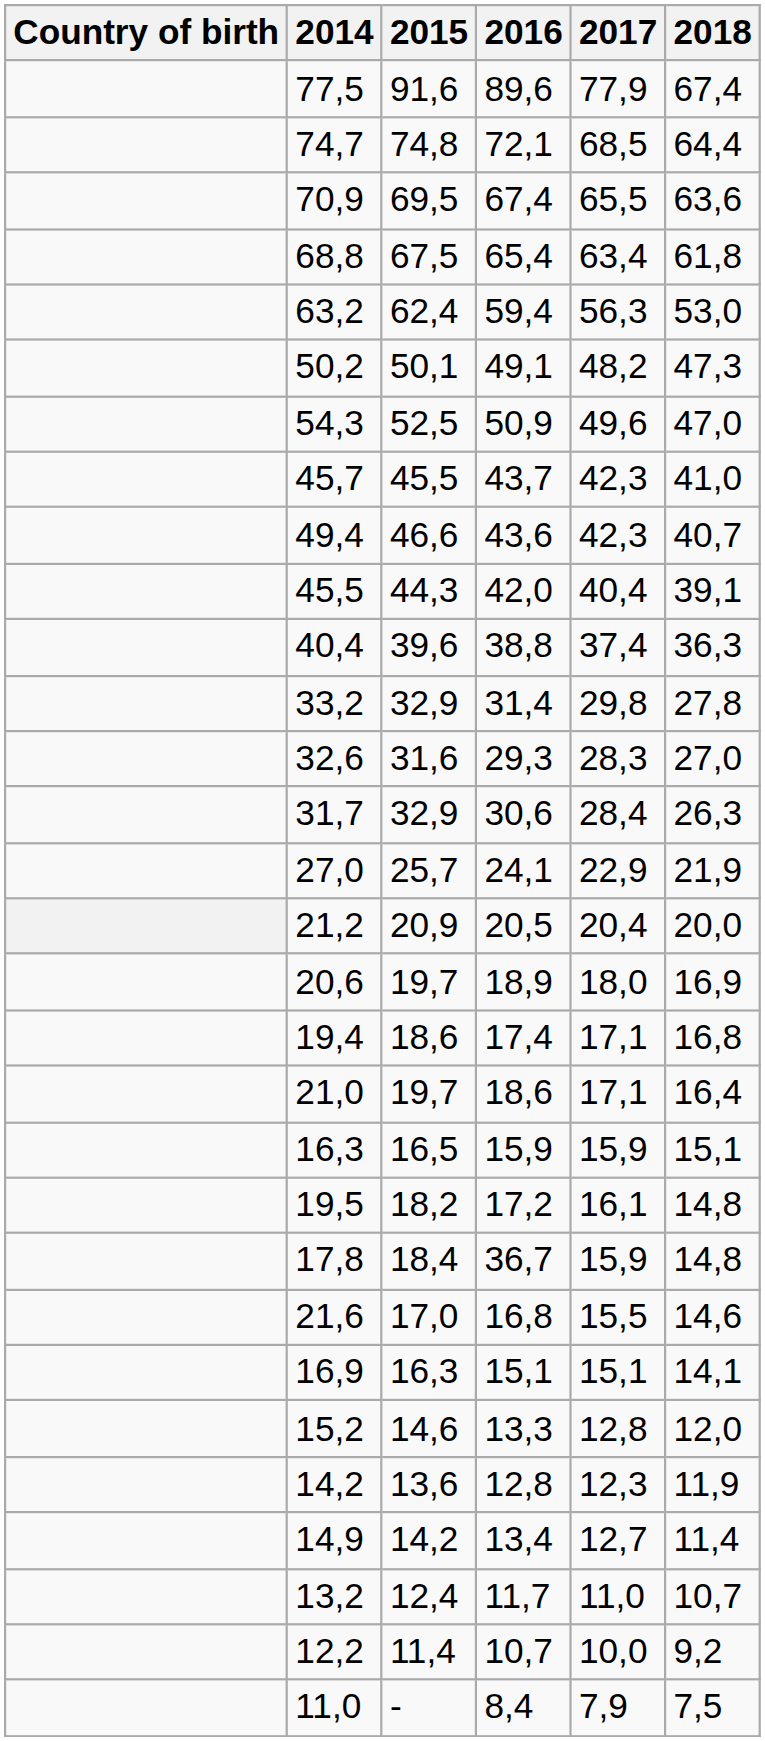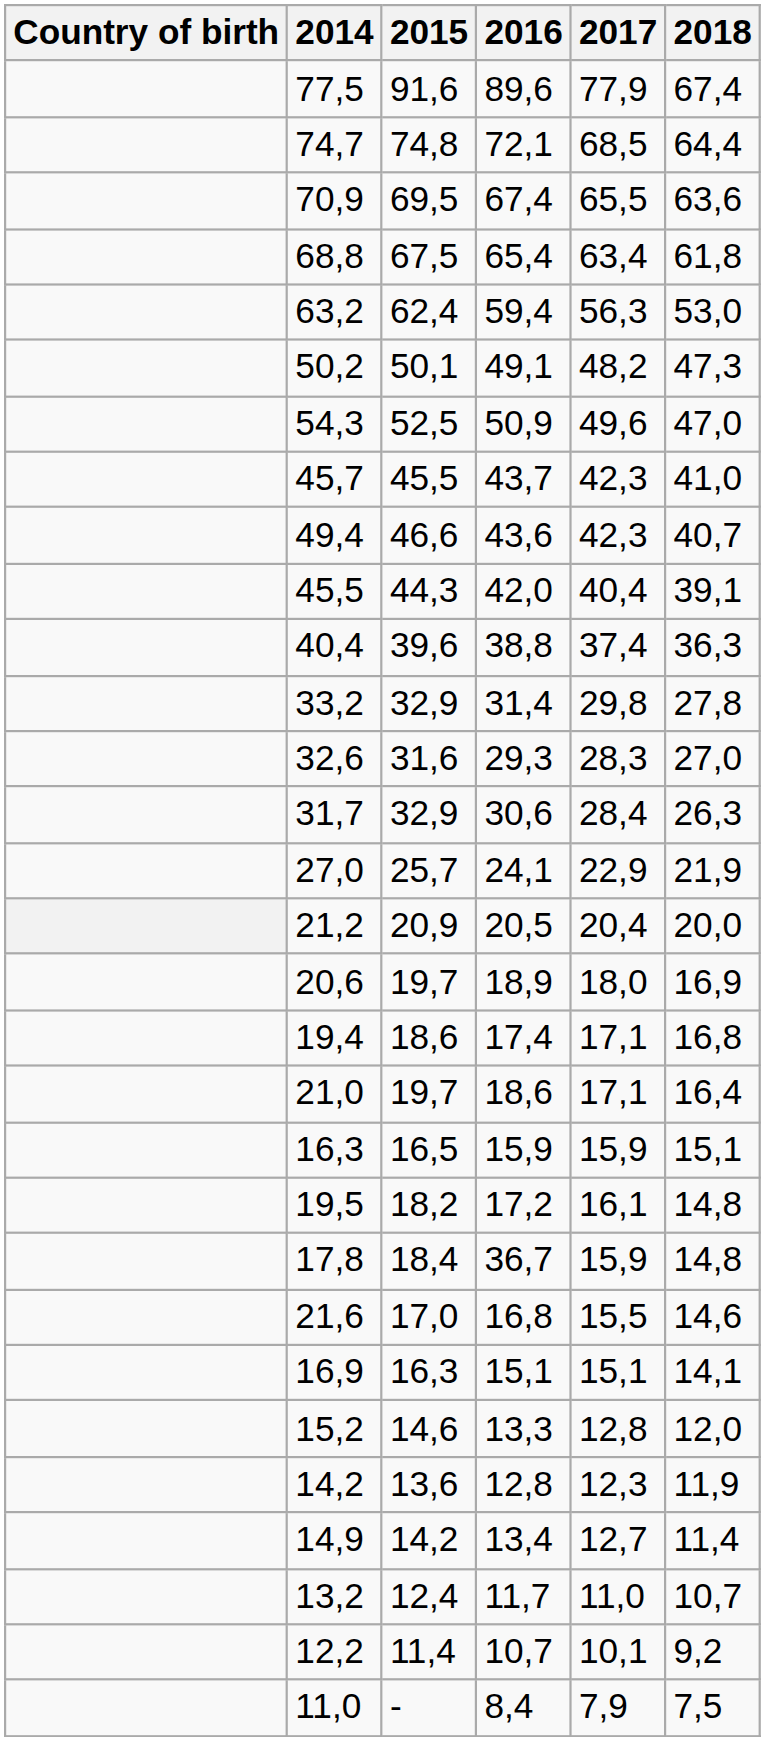(613, 1651) 10,0 -> (613, 1651) 10,1
